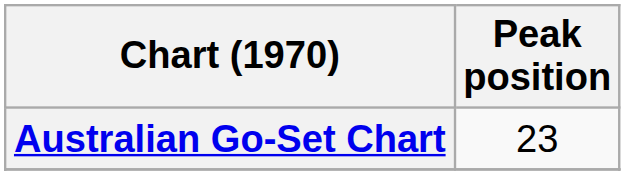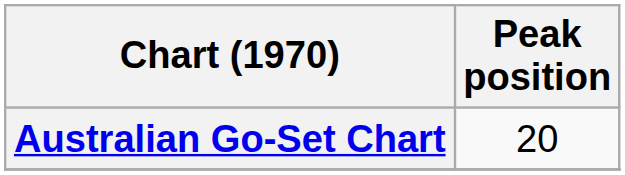(537, 137) 23 -> (537, 137) 20
